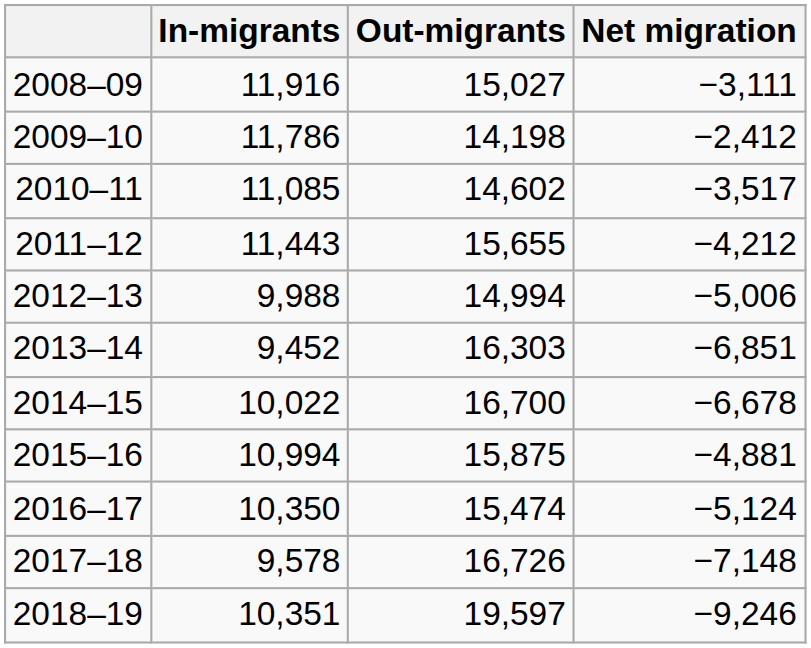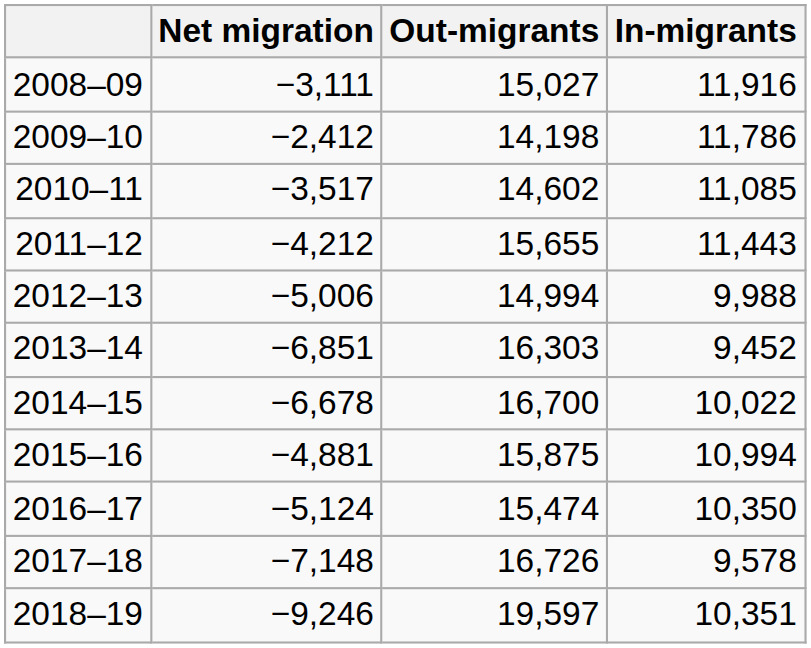columns swapped: (249, 31) <-> (689, 31)
